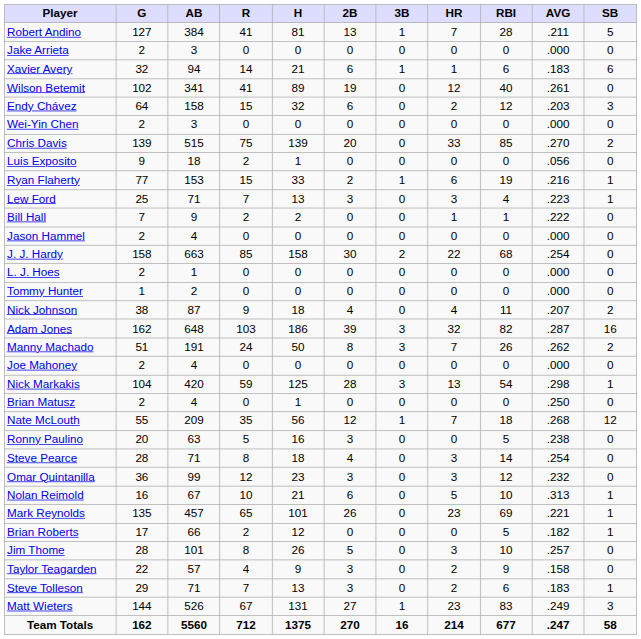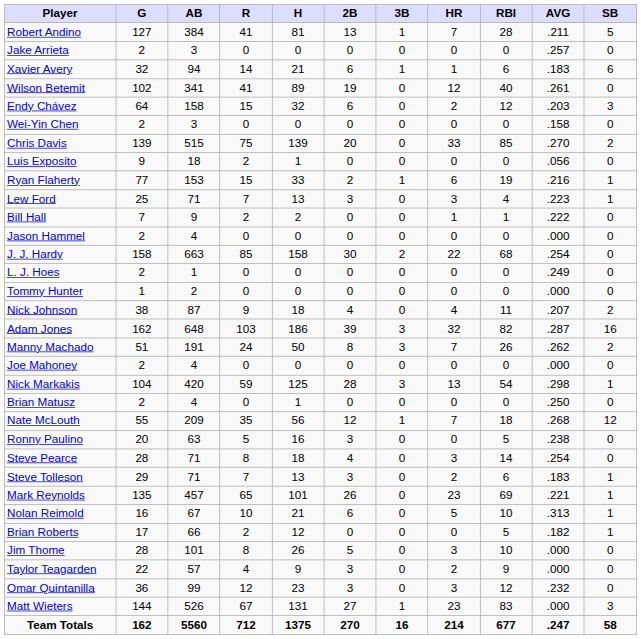(558, 50) .000 -> (558, 50) .257
(558, 124) .000 -> (558, 124) .158
(558, 273) .000 -> (558, 273) .249
rows swapped: (51, 476) <-> (45, 587)
rows swapped: (45, 495) <-> (46, 513)
(558, 550) .257 -> (558, 550) .000
(558, 569) .158 -> (558, 569) .000
(558, 606) .249 -> (558, 606) .000
